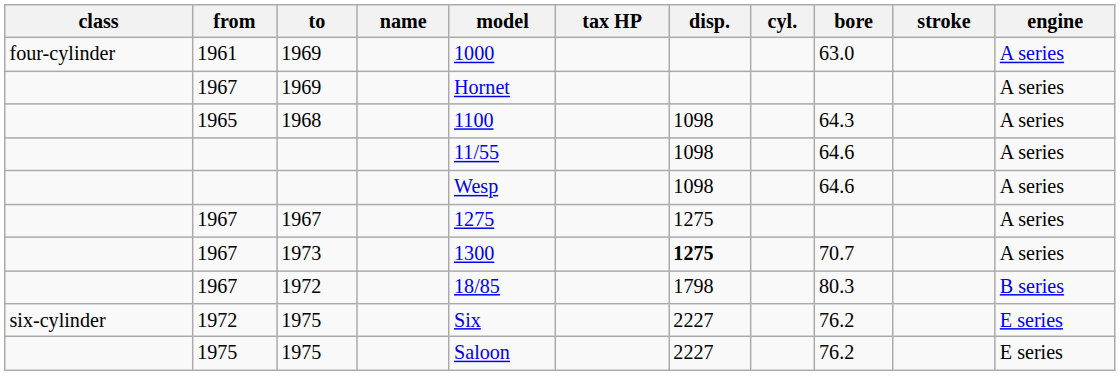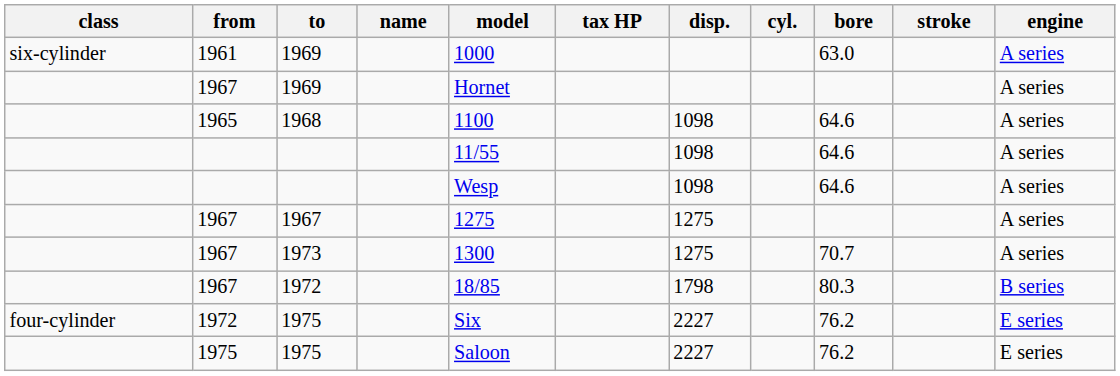(62, 53) four-cylinder -> (58, 53) six-cylinder
(837, 120) 64.3 -> (837, 120) 64.6
(693, 253) bold -> (693, 253) normal
(58, 319) six-cylinder -> (62, 319) four-cylinder
